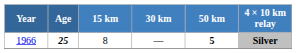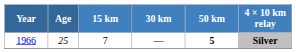(63, 40) bold -> (63, 40) normal
(105, 40) 8 -> (105, 40) 7
